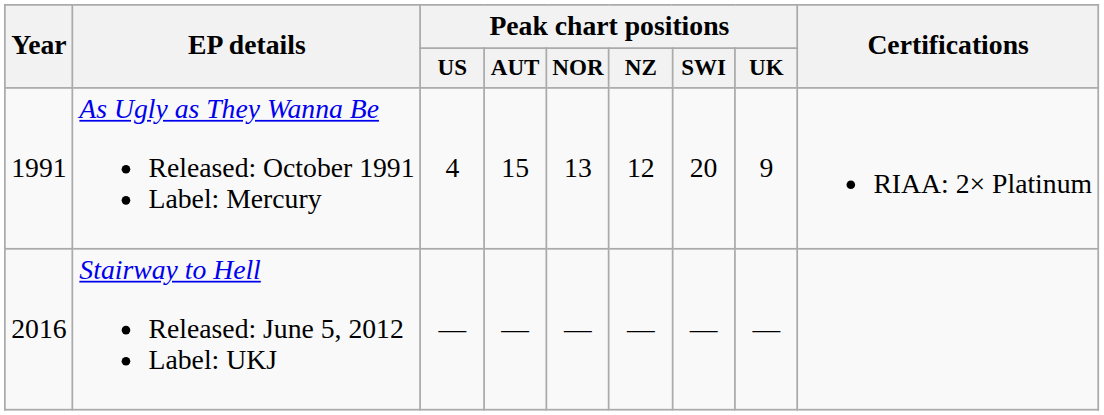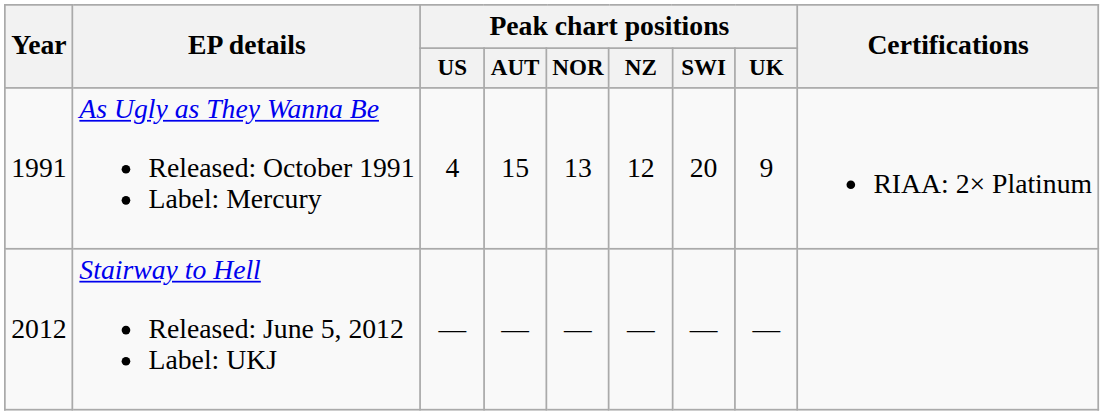(39, 329) 2016 -> (39, 329) 2012
